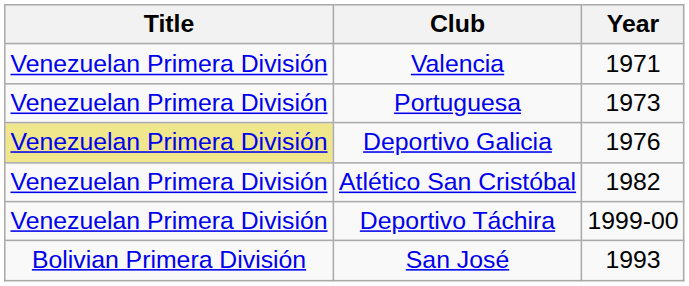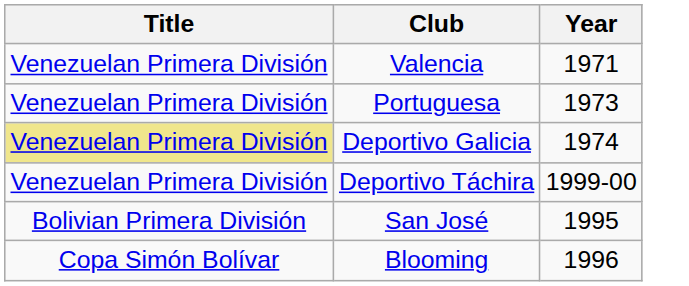(633, 142) 1976 -> (591, 142) 1974
- row: (458, 181)
(633, 260) 1993 -> (591, 220) 1995
+ row: (437, 260)
